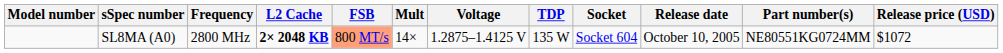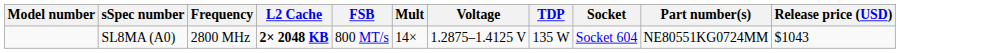- column: (692, 15)
(362, 37) lightsalmon background -> (362, 37) no background
(894, 37) $1072 -> (792, 37) $1043
